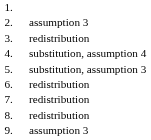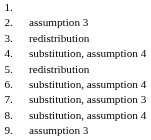(88, 69) substitution, assumption 3 -> (59, 69) redistribution
(59, 84) redistribution -> (88, 84) substitution, assumption 4
(59, 99) redistribution -> (88, 99) substitution, assumption 3
(59, 115) redistribution -> (88, 115) substitution, assumption 4
